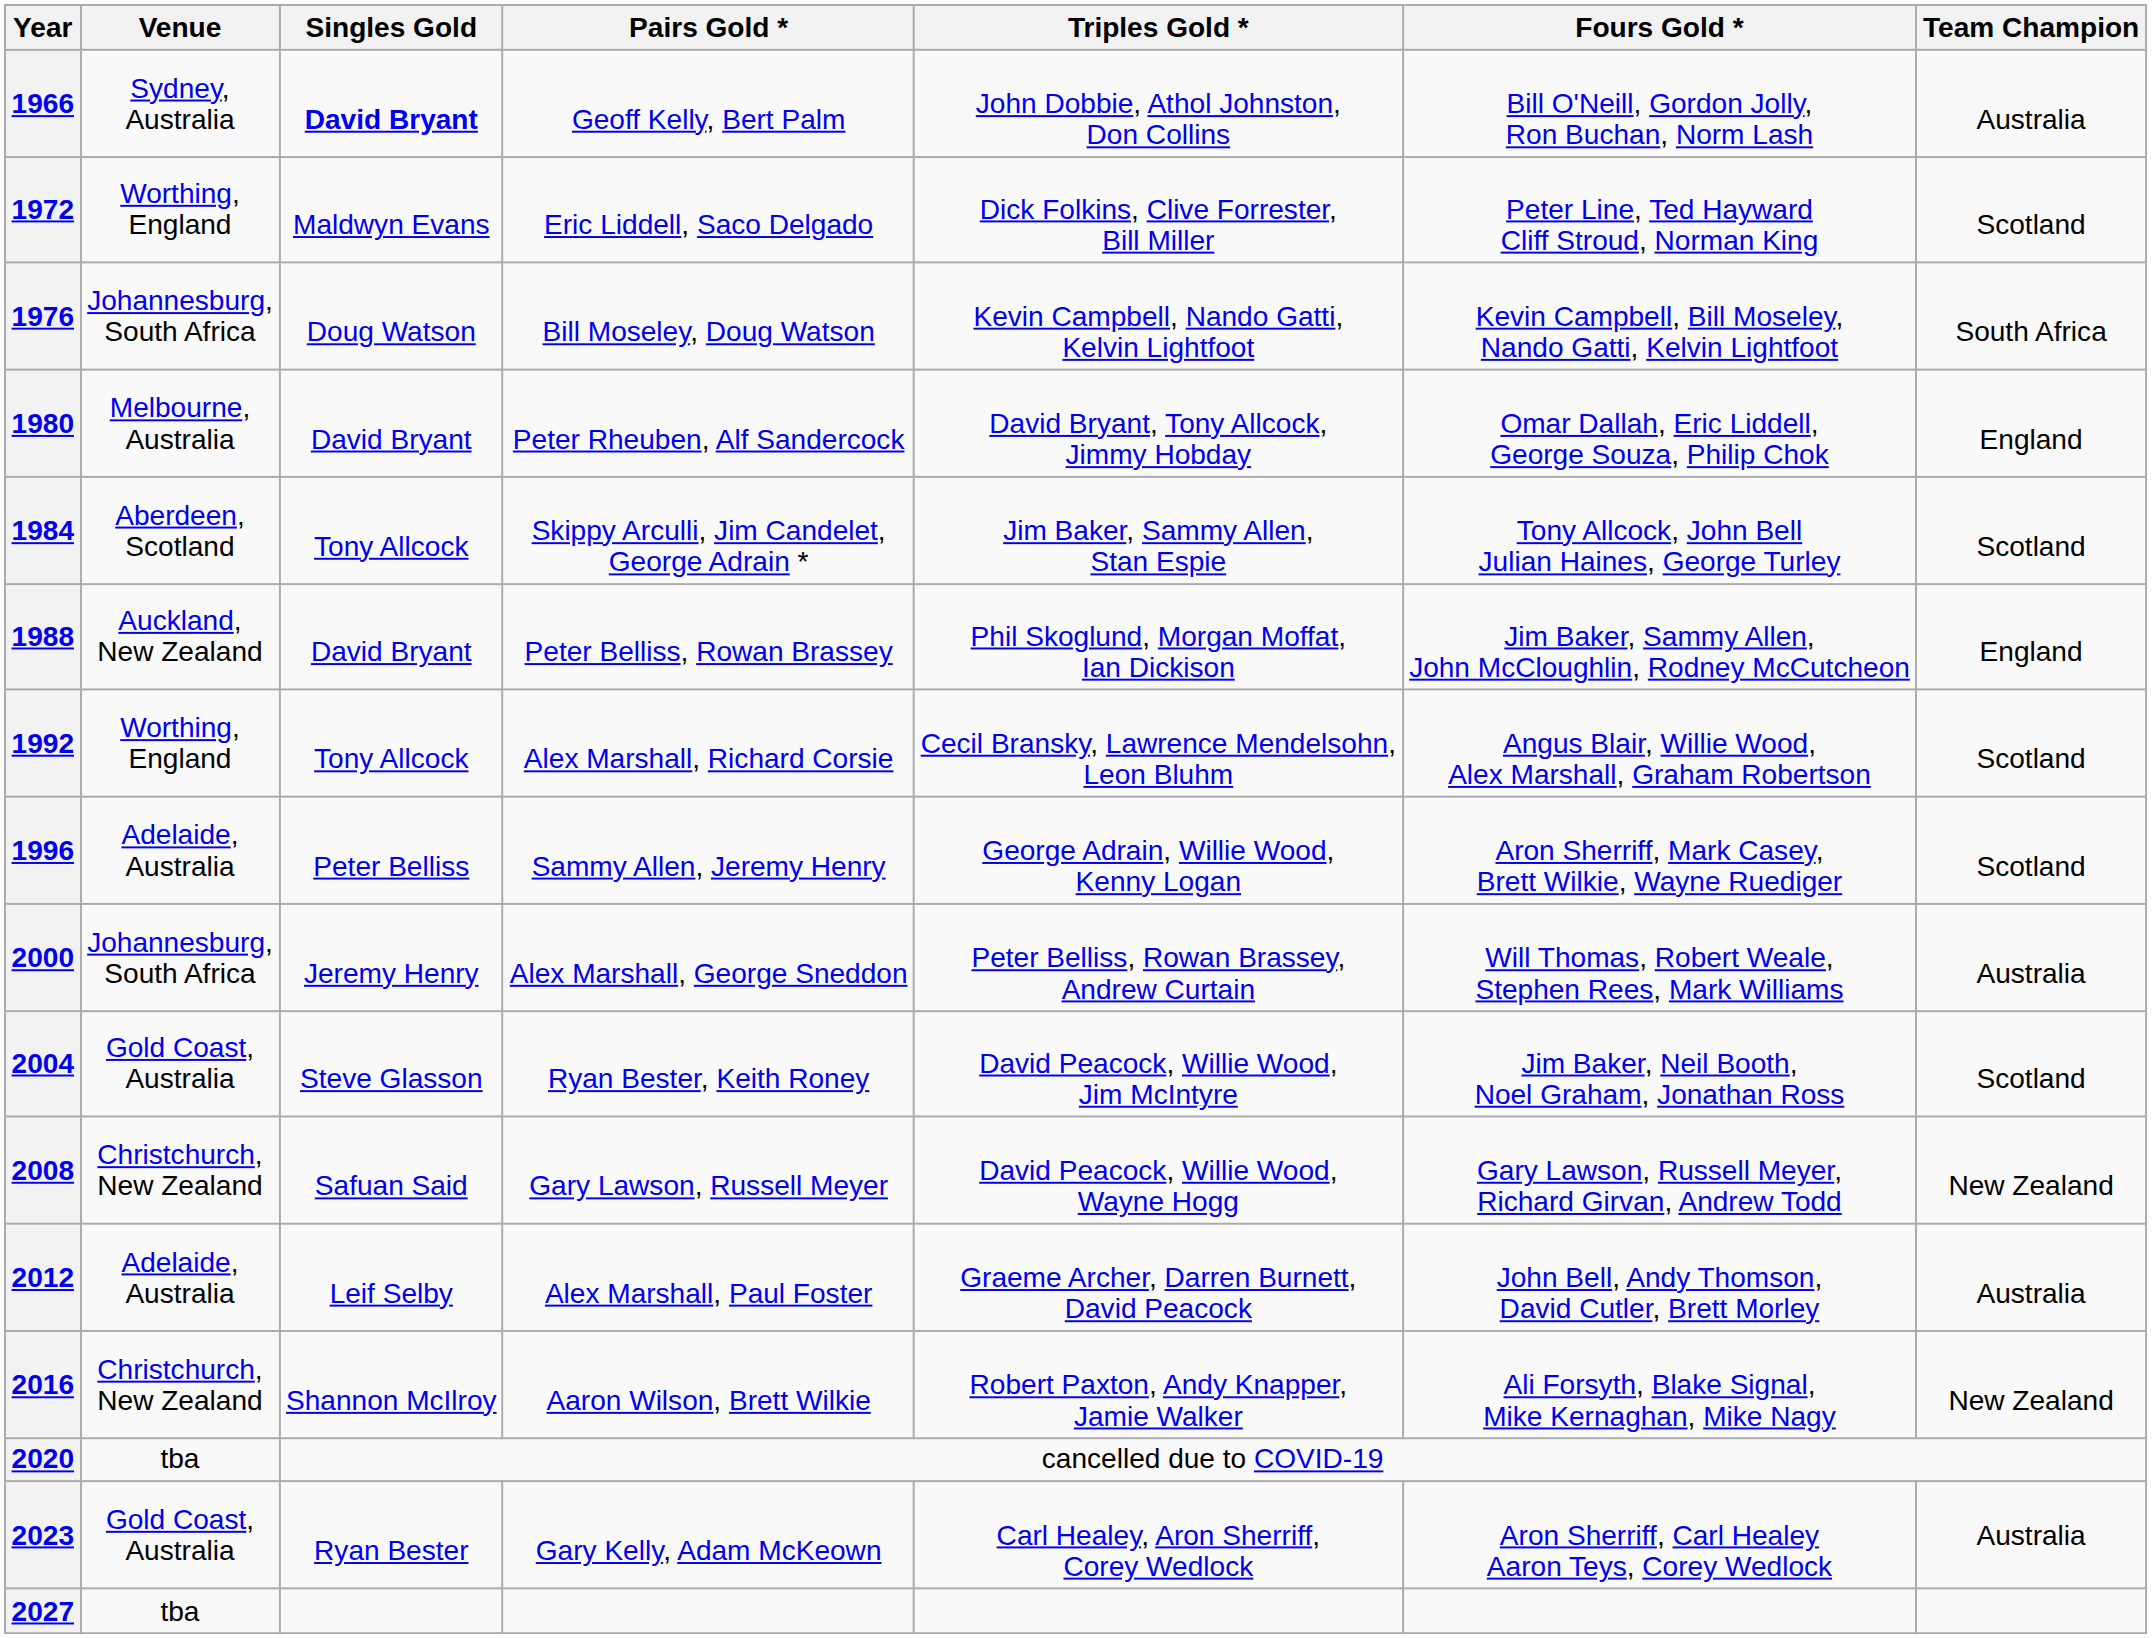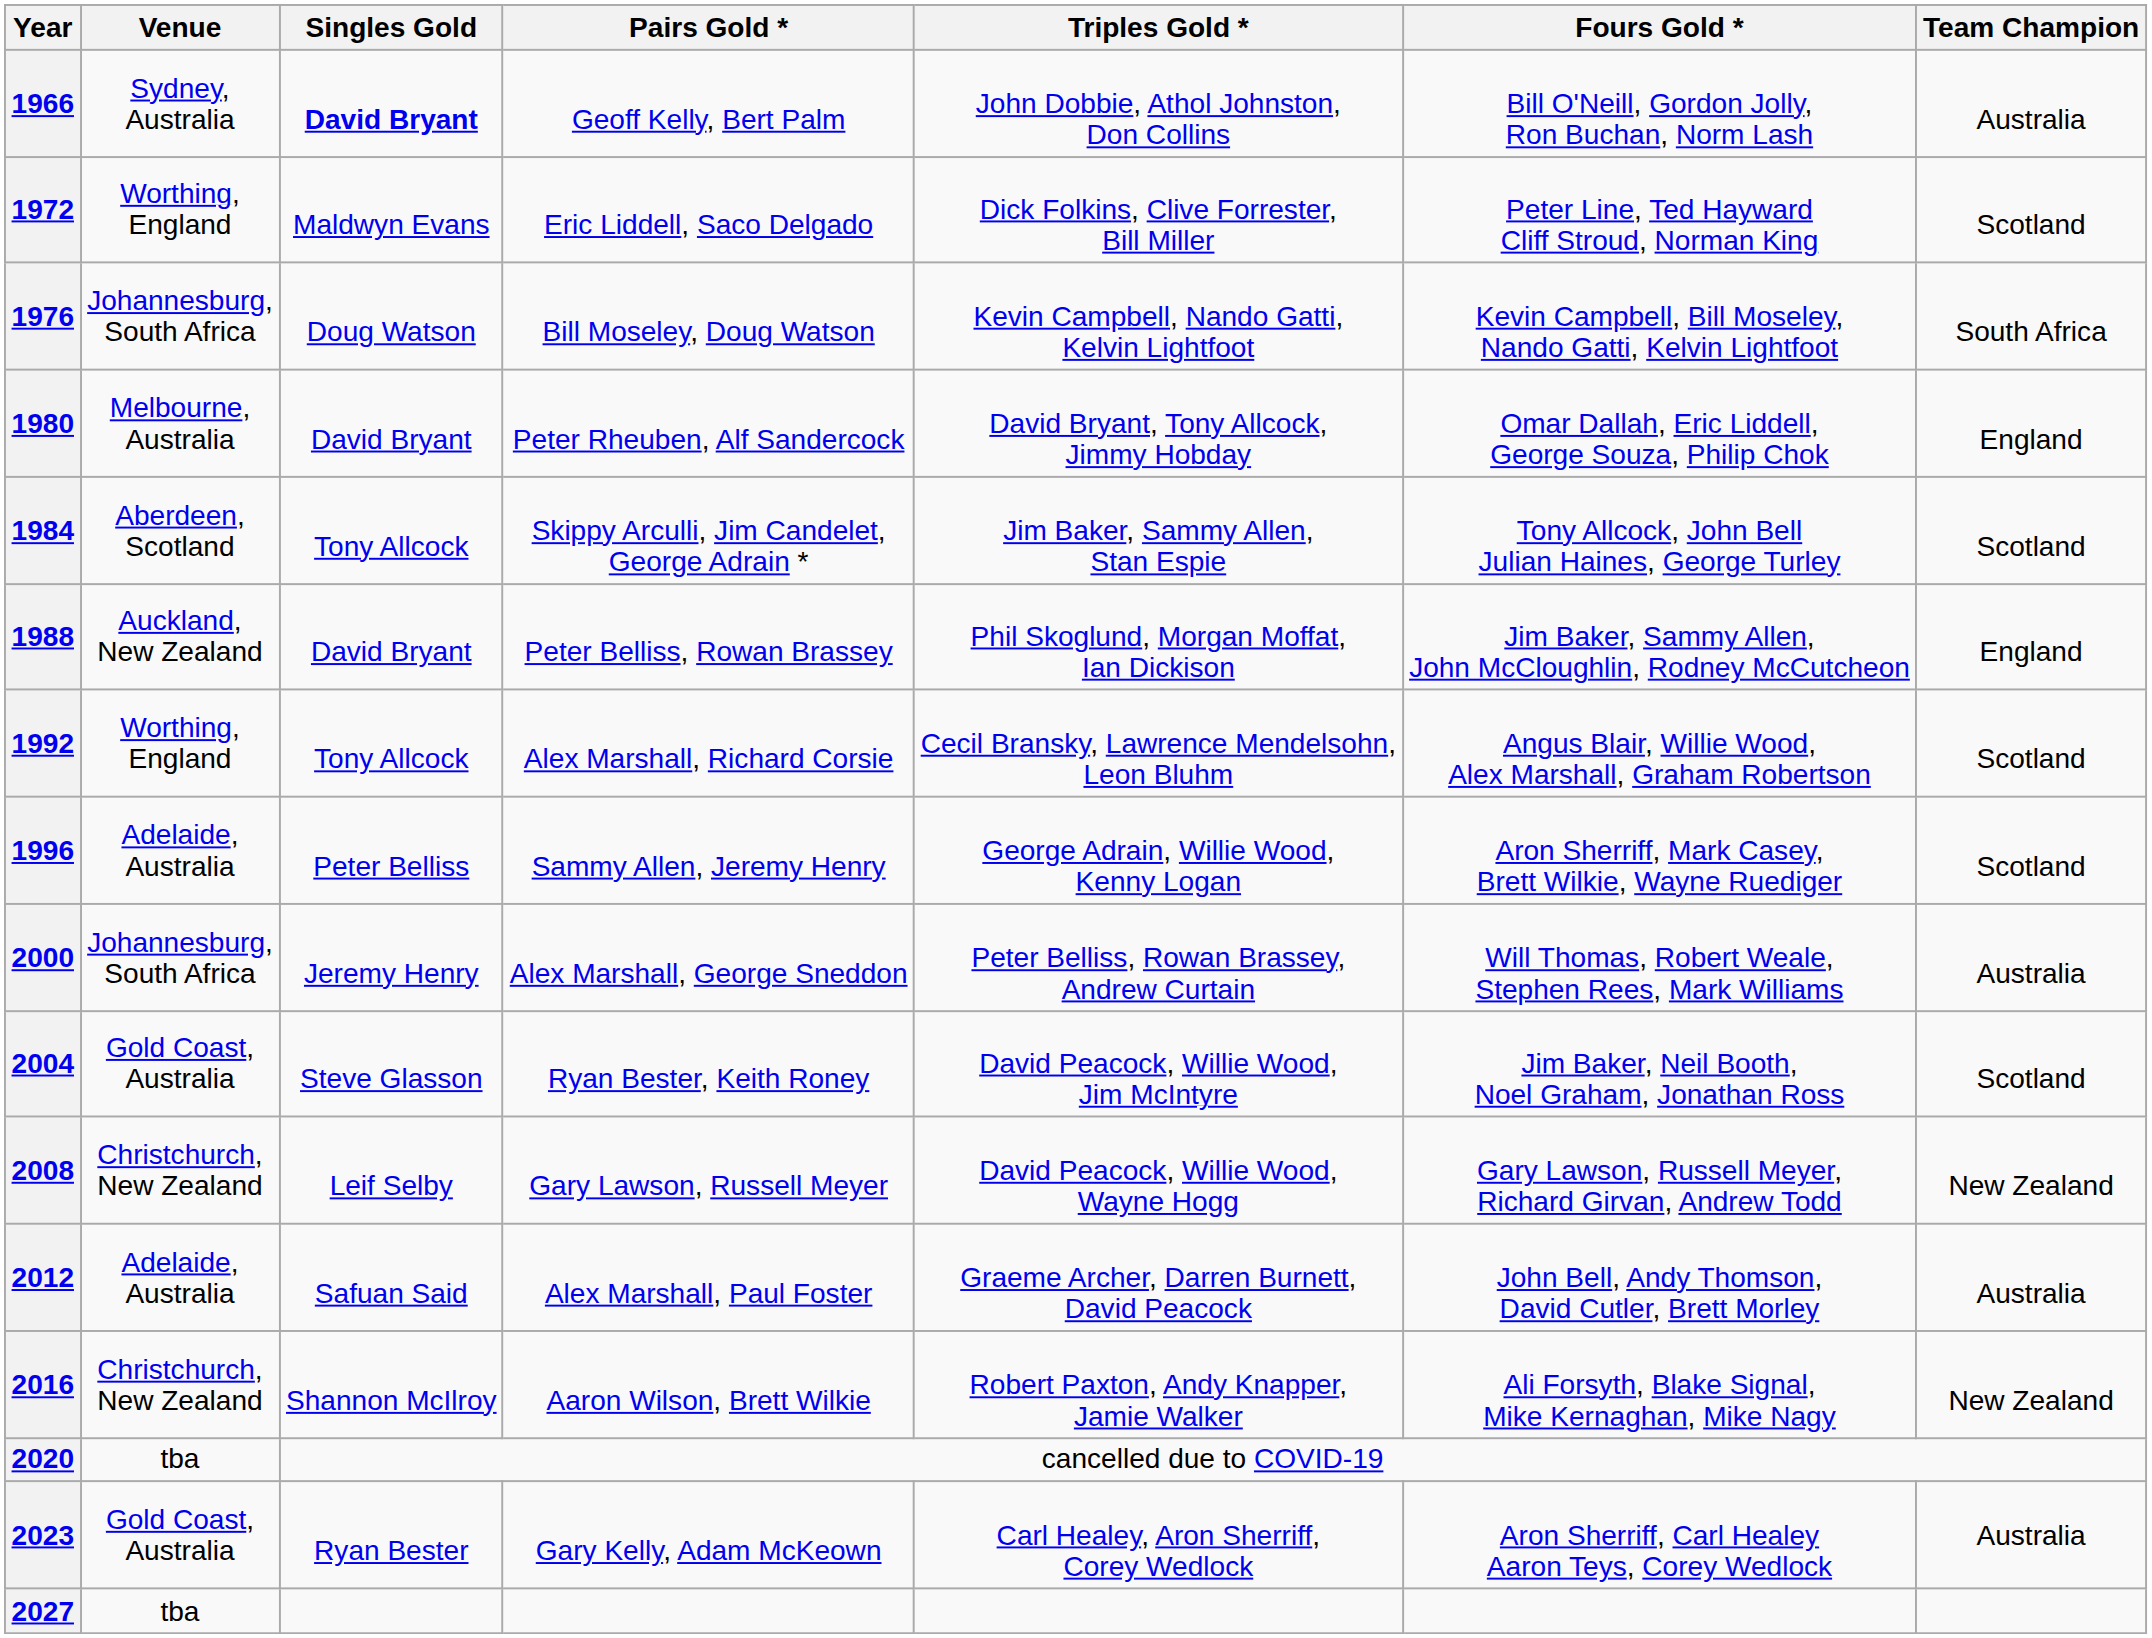(391, 1186) Safuan Said -> (391, 1186) Leif Selby
(391, 1293) Leif Selby -> (391, 1293) Safuan Said
